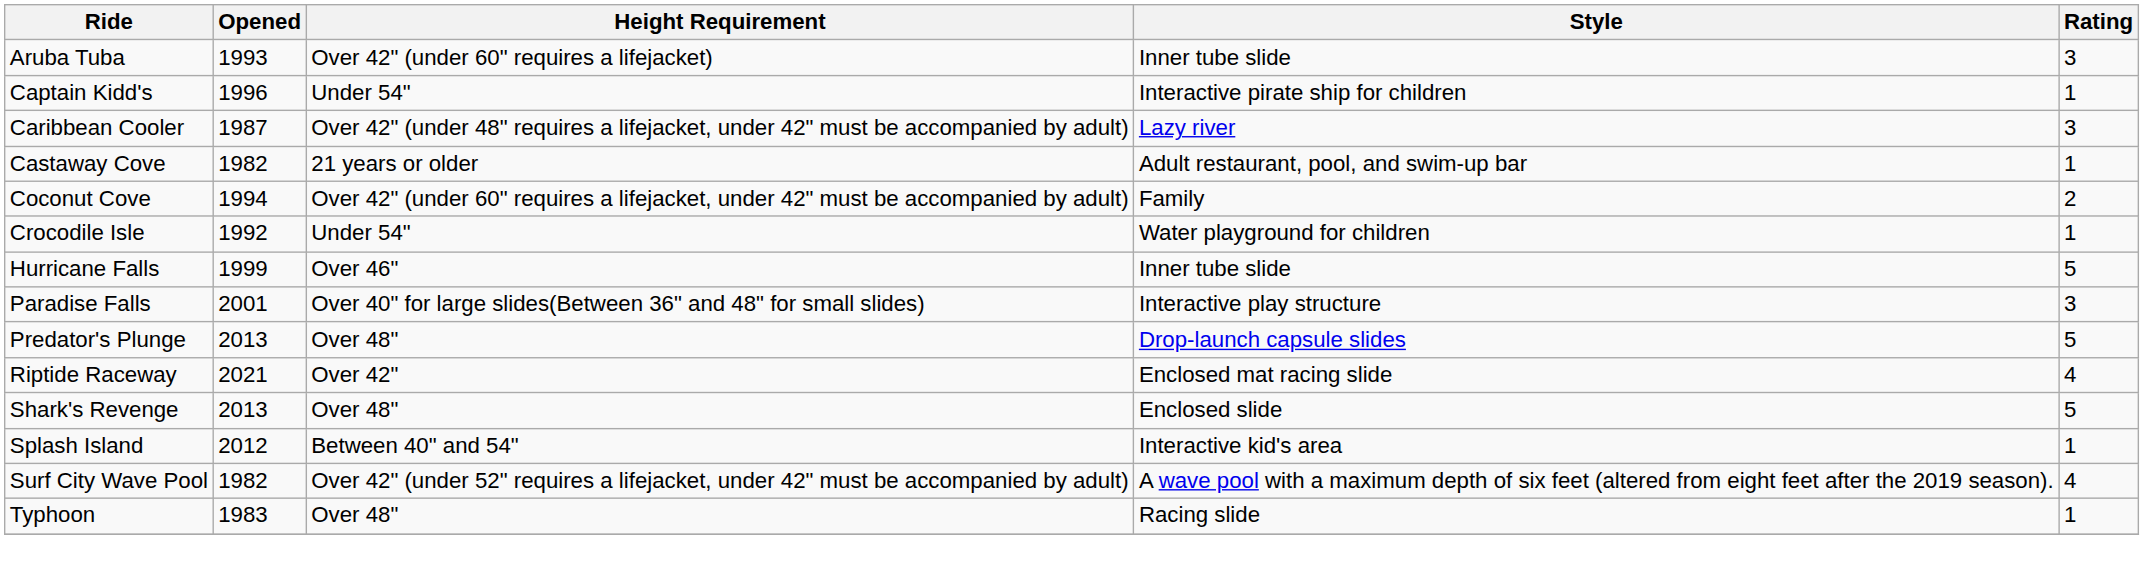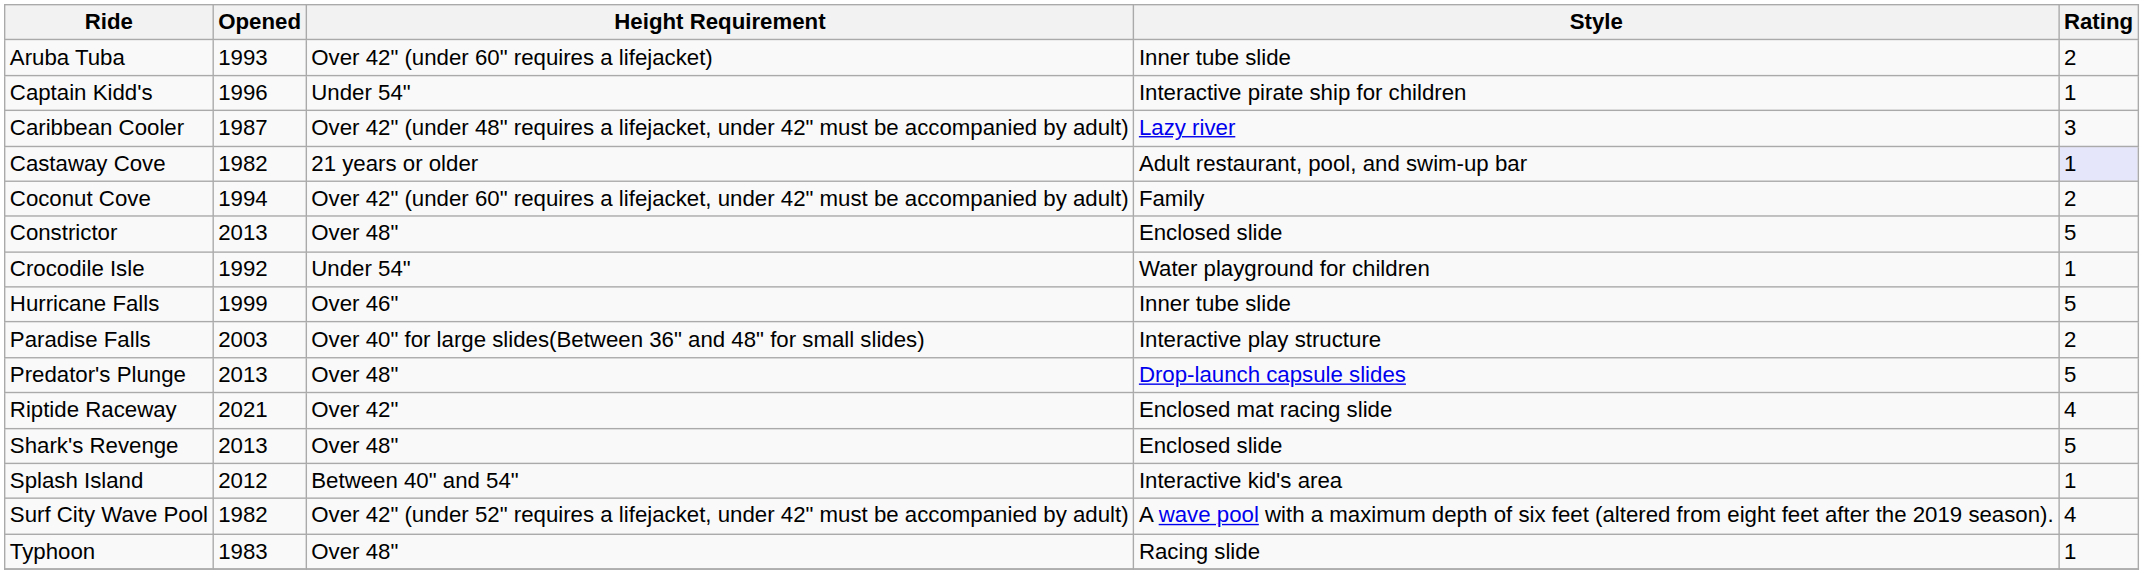(2070, 57) 3 -> (2070, 57) 2
(2070, 163) no background -> (2070, 163) lavender background
+ row: (64, 233)
(243, 304) 2001 -> (243, 339) 2003
(2070, 304) 3 -> (2070, 339) 2
